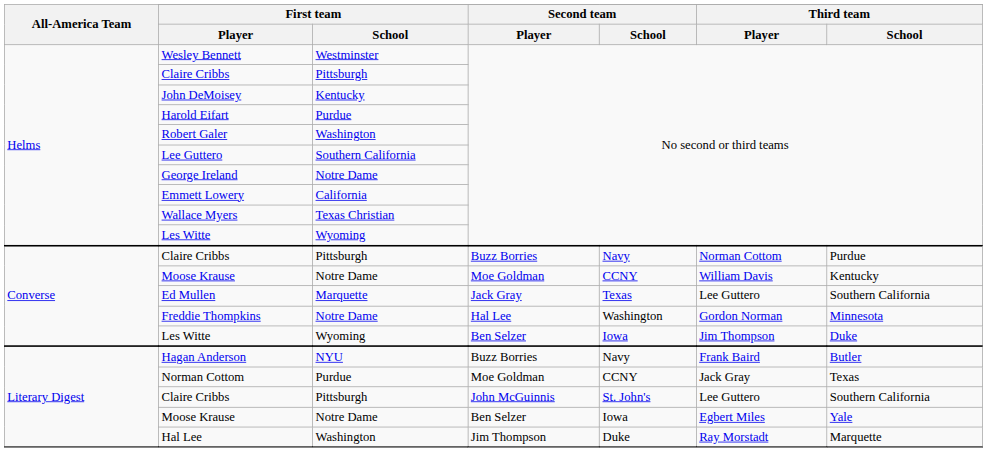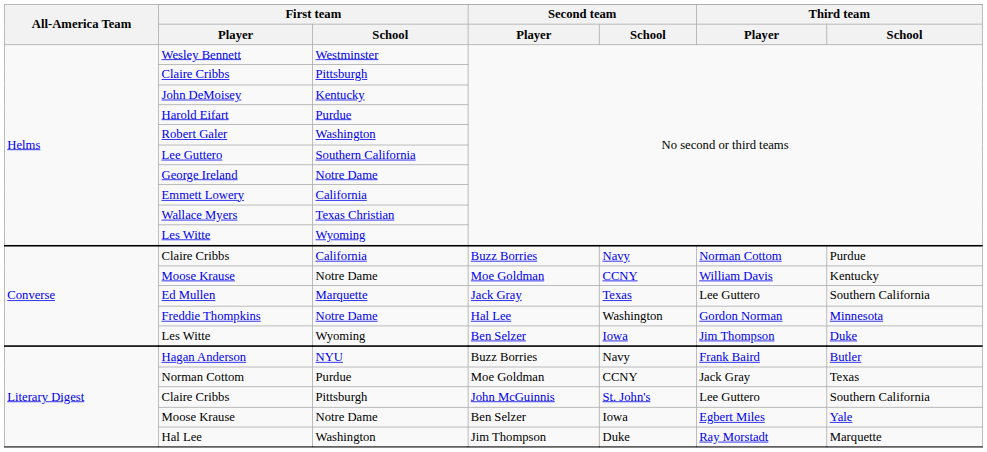(341, 255) Pittsburgh -> (341, 255) California
